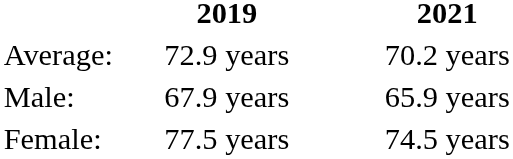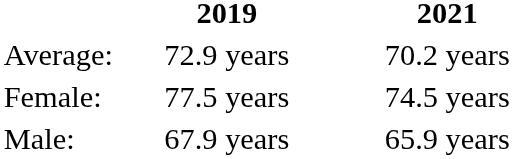rows swapped: (39, 96) <-> (53, 138)
